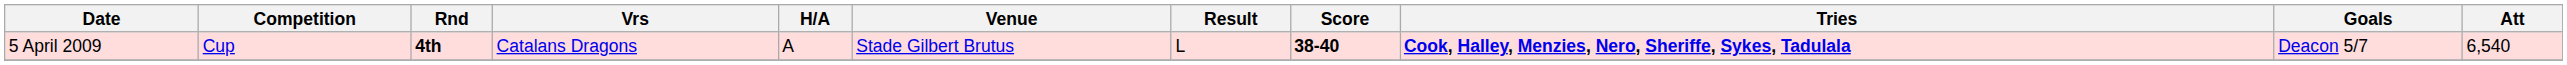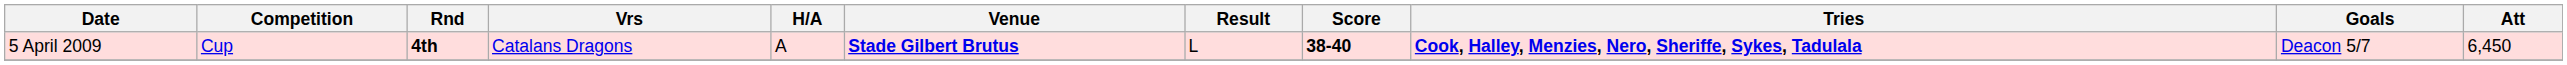(935, 46) normal -> (933, 46) bold
(2488, 46) 6,540 -> (2489, 46) 6,450
